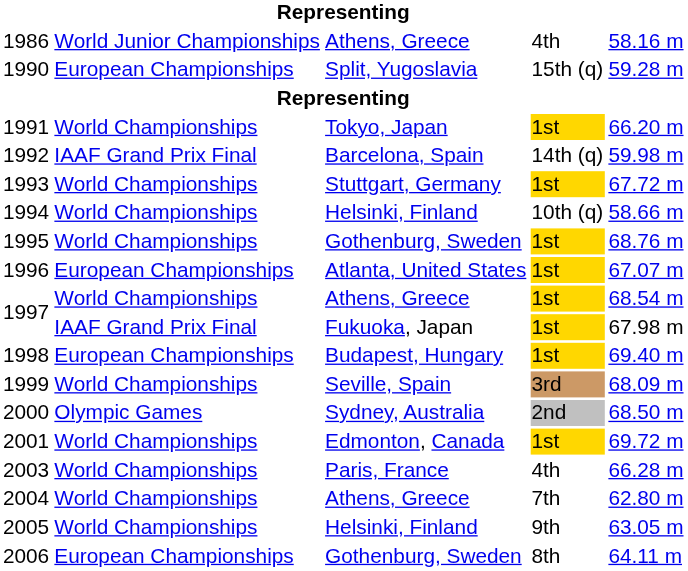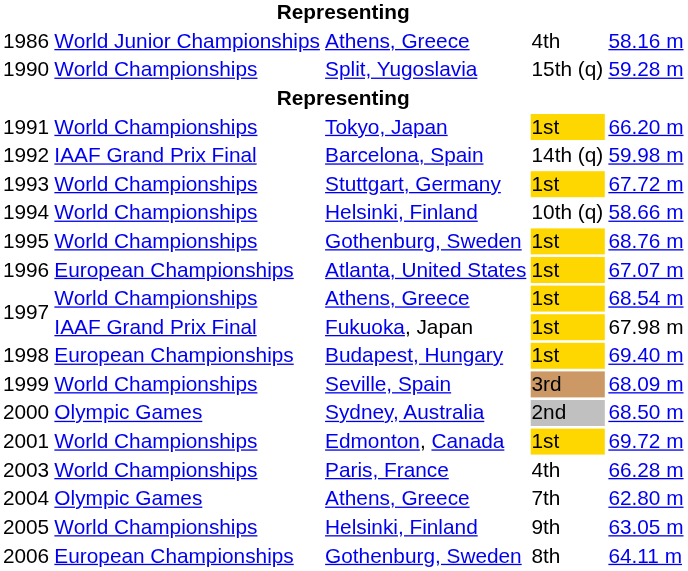(174, 69) European Championships -> (156, 69) World Championships
(156, 498) World Championships -> (128, 498) Olympic Games
